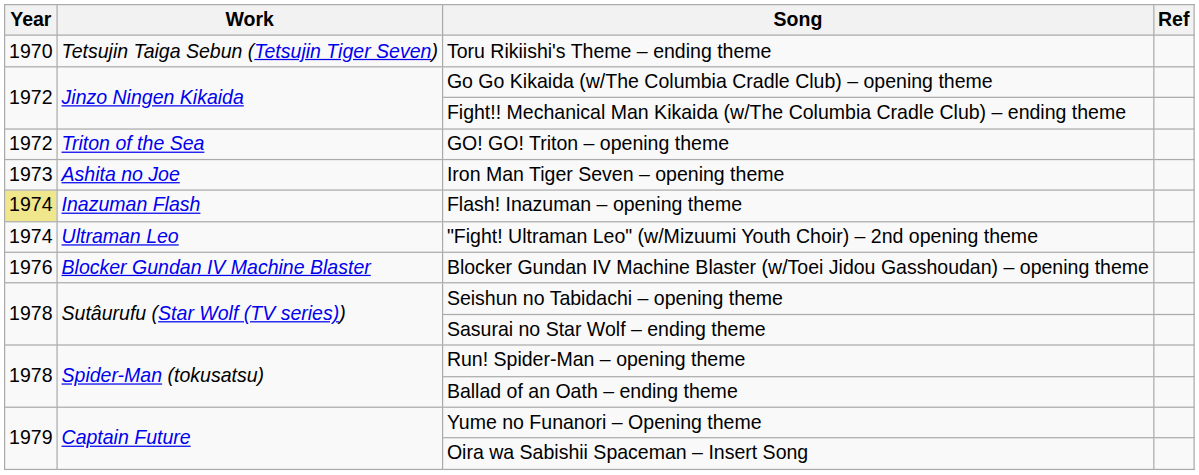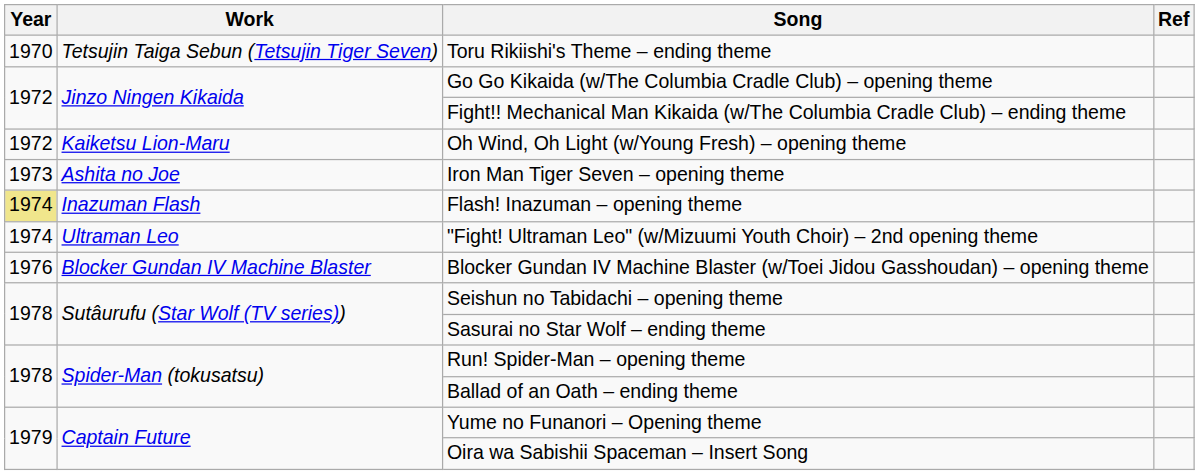+ row: (677, 143)
- row: (588, 143)
